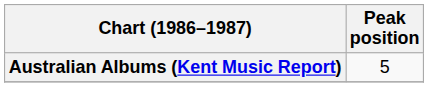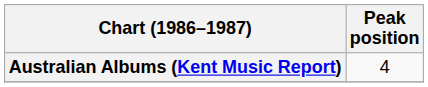(385, 67) 5 -> (385, 67) 4
